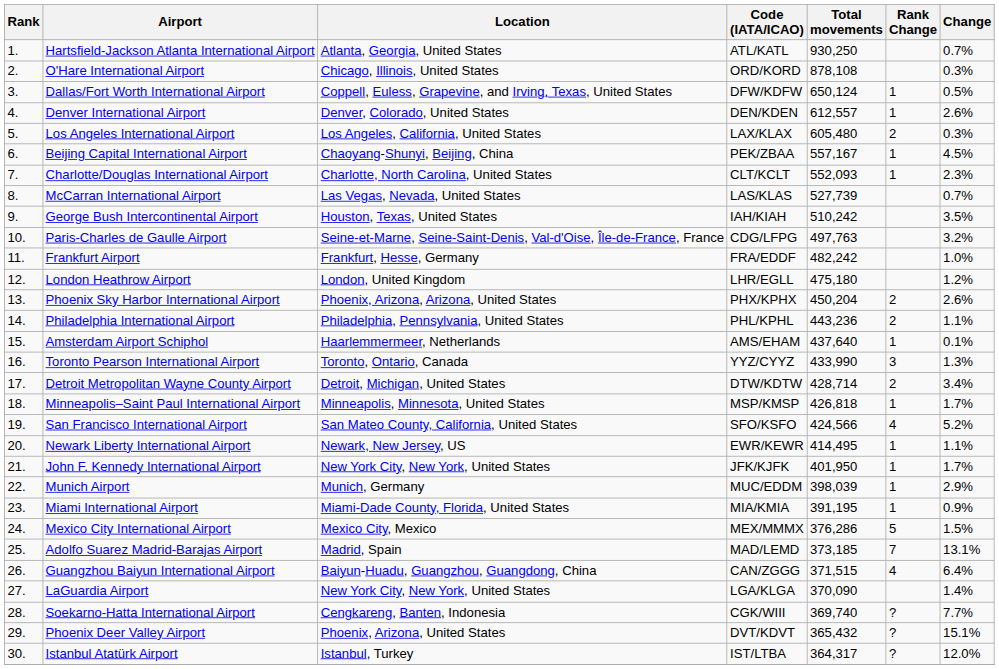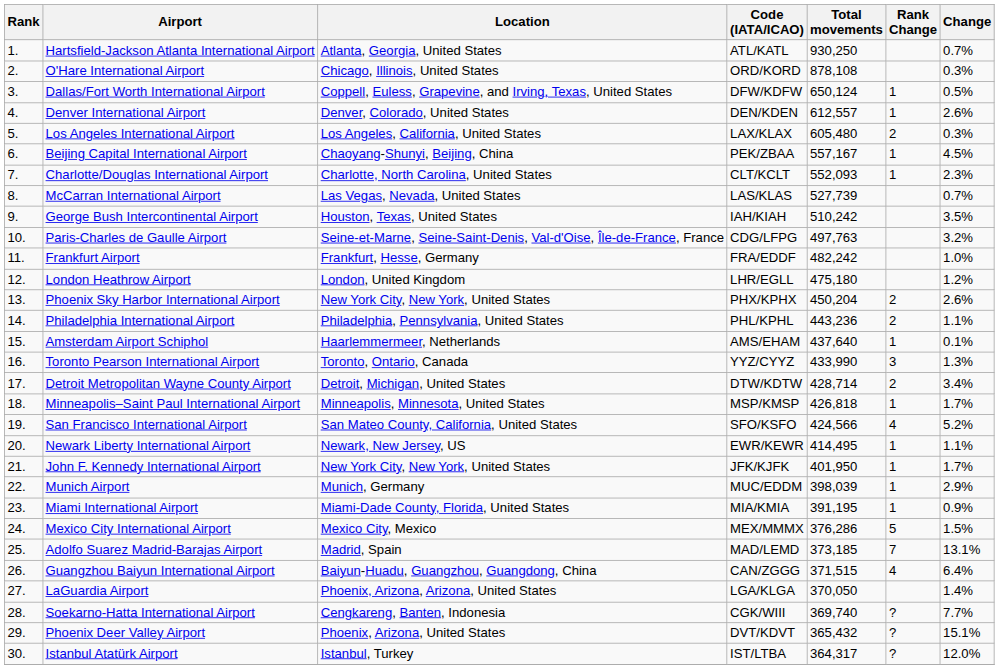(439, 300) Phoenix, Arizona, Arizona, United States -> (435, 300) New York City, New York, United States
(435, 591) New York City, New York, United States -> (439, 591) Phoenix, Arizona, Arizona, United States
(834, 591) 370,090 -> (834, 591) 370,050
